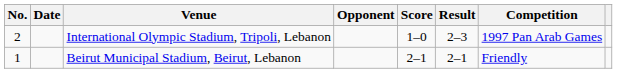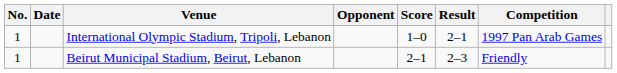(17, 36) 2 -> (17, 36) 1
(457, 36) 2–3 -> (457, 36) 2–1
(457, 57) 2–1 -> (457, 57) 2–3
